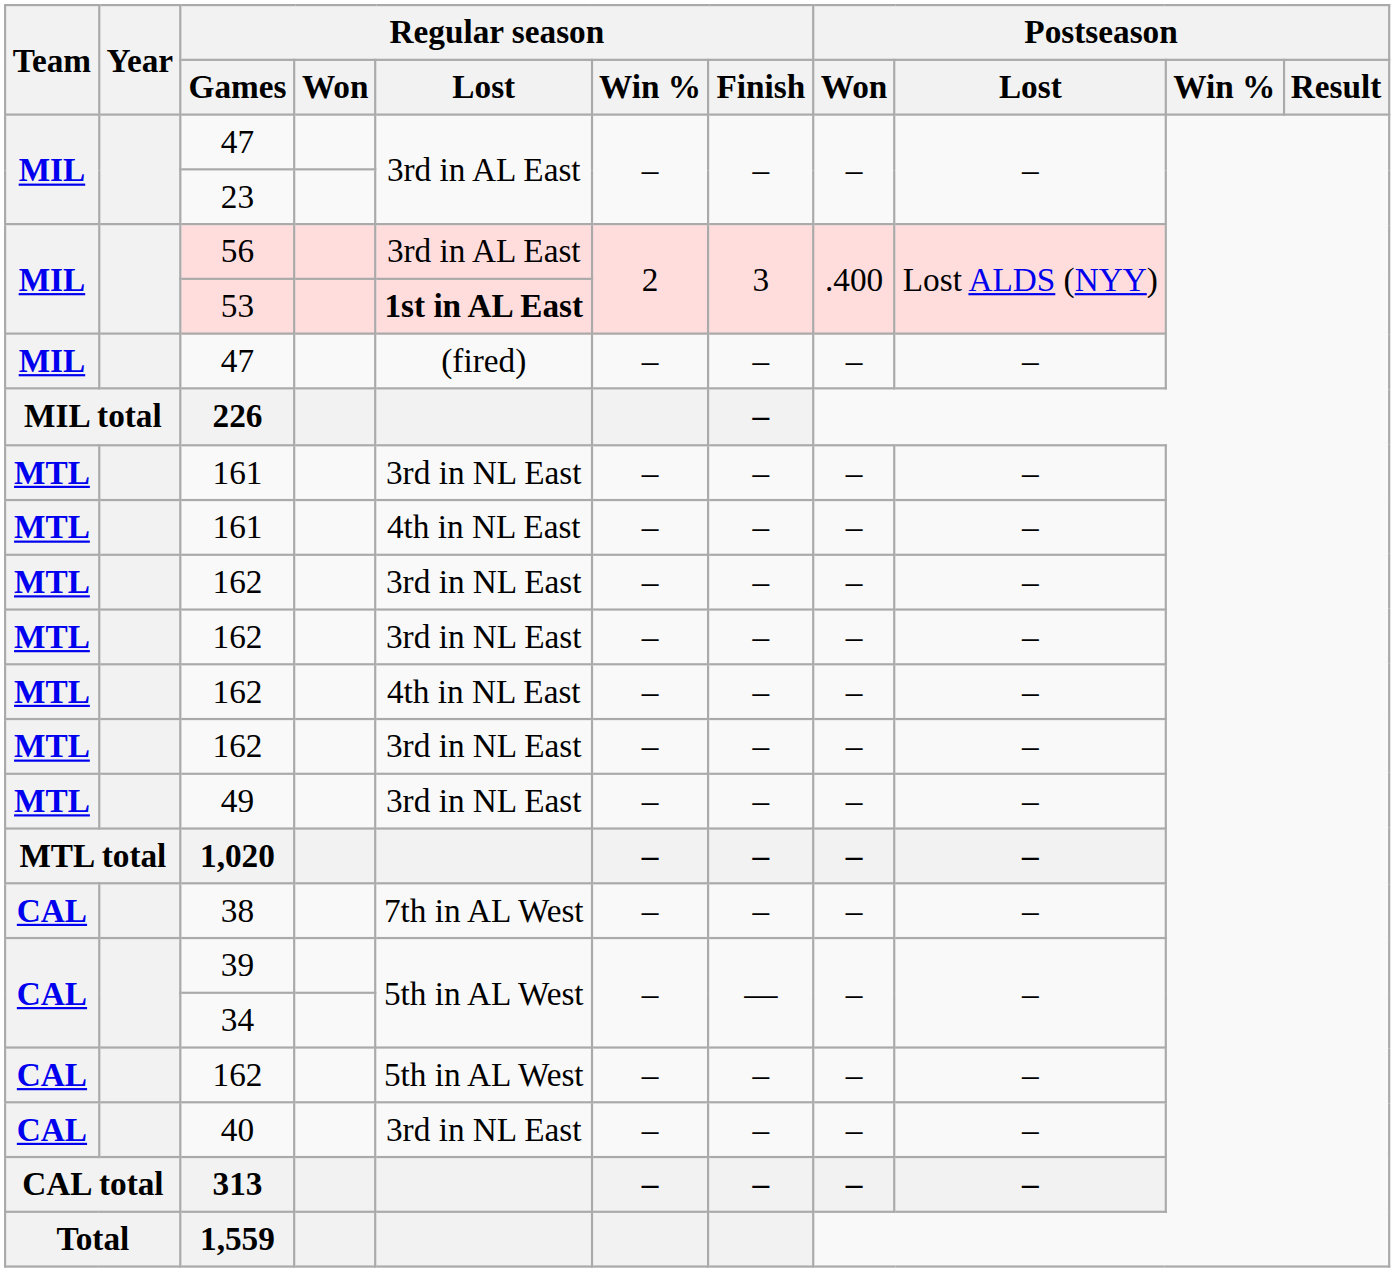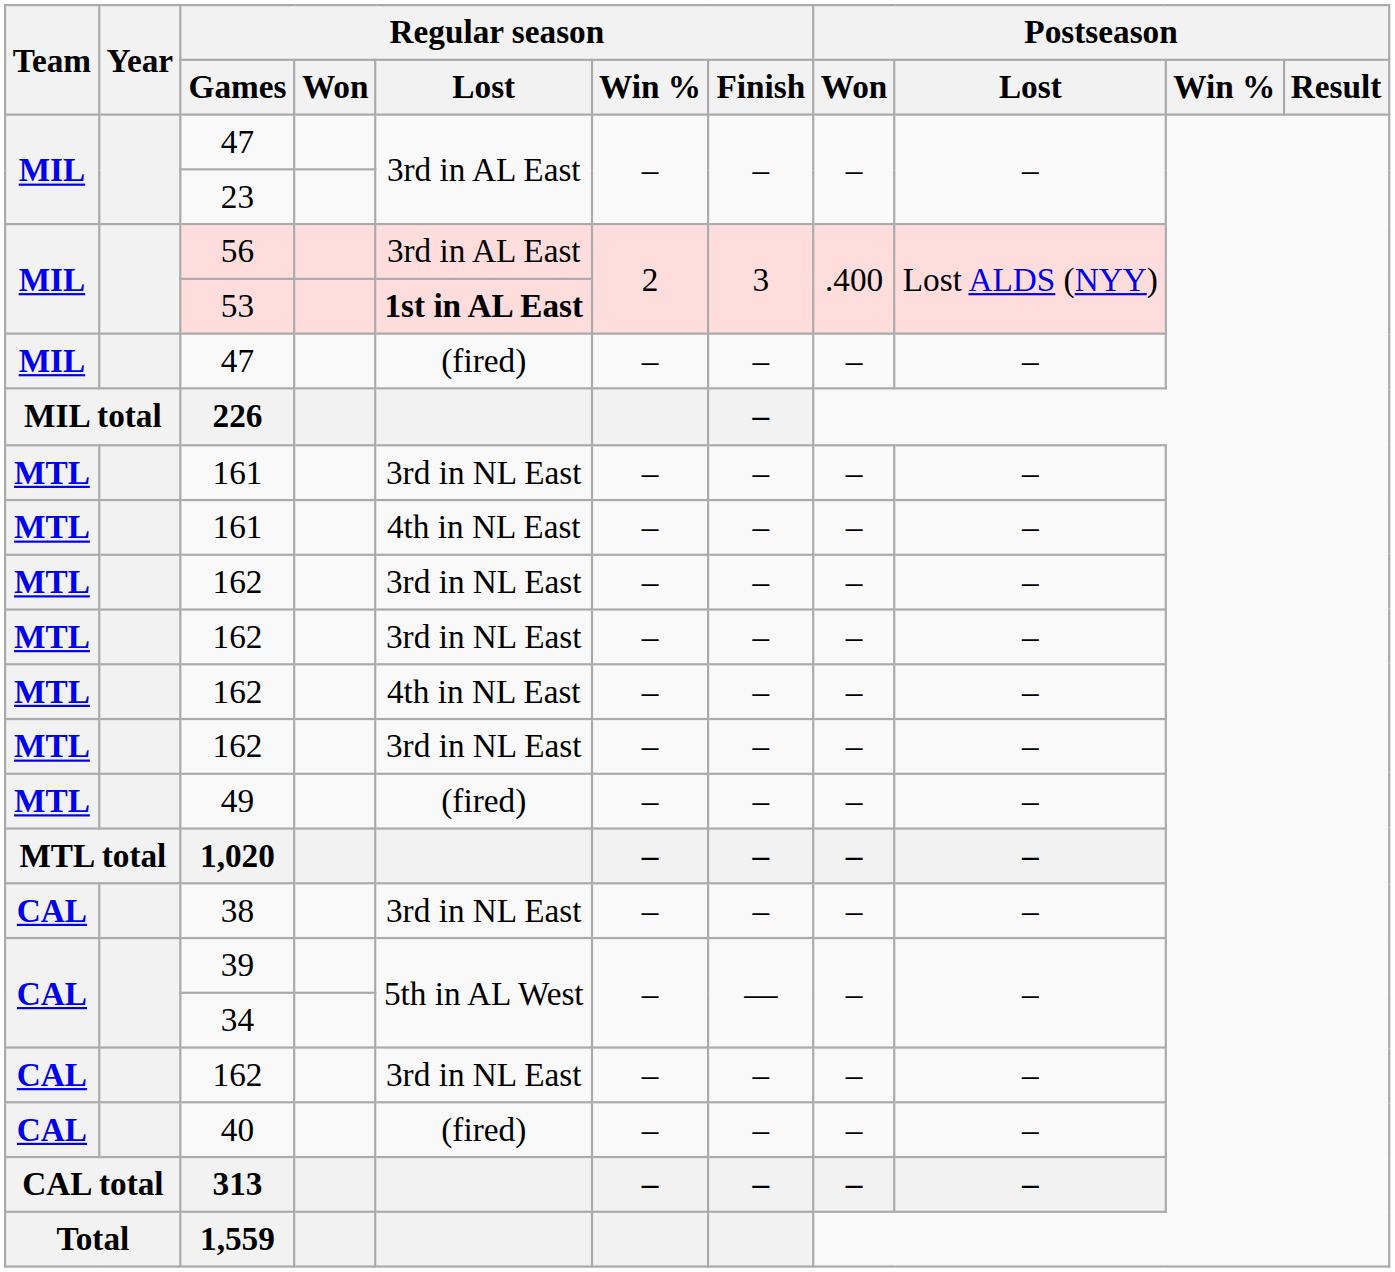(484, 800) 3rd in NL East -> (484, 800) (fired)
(484, 910) 7th in AL West -> (484, 910) 3rd in NL East
(484, 1074) 5th in AL West -> (484, 1074) 3rd in NL East
(484, 1129) 3rd in NL East -> (484, 1129) (fired)
